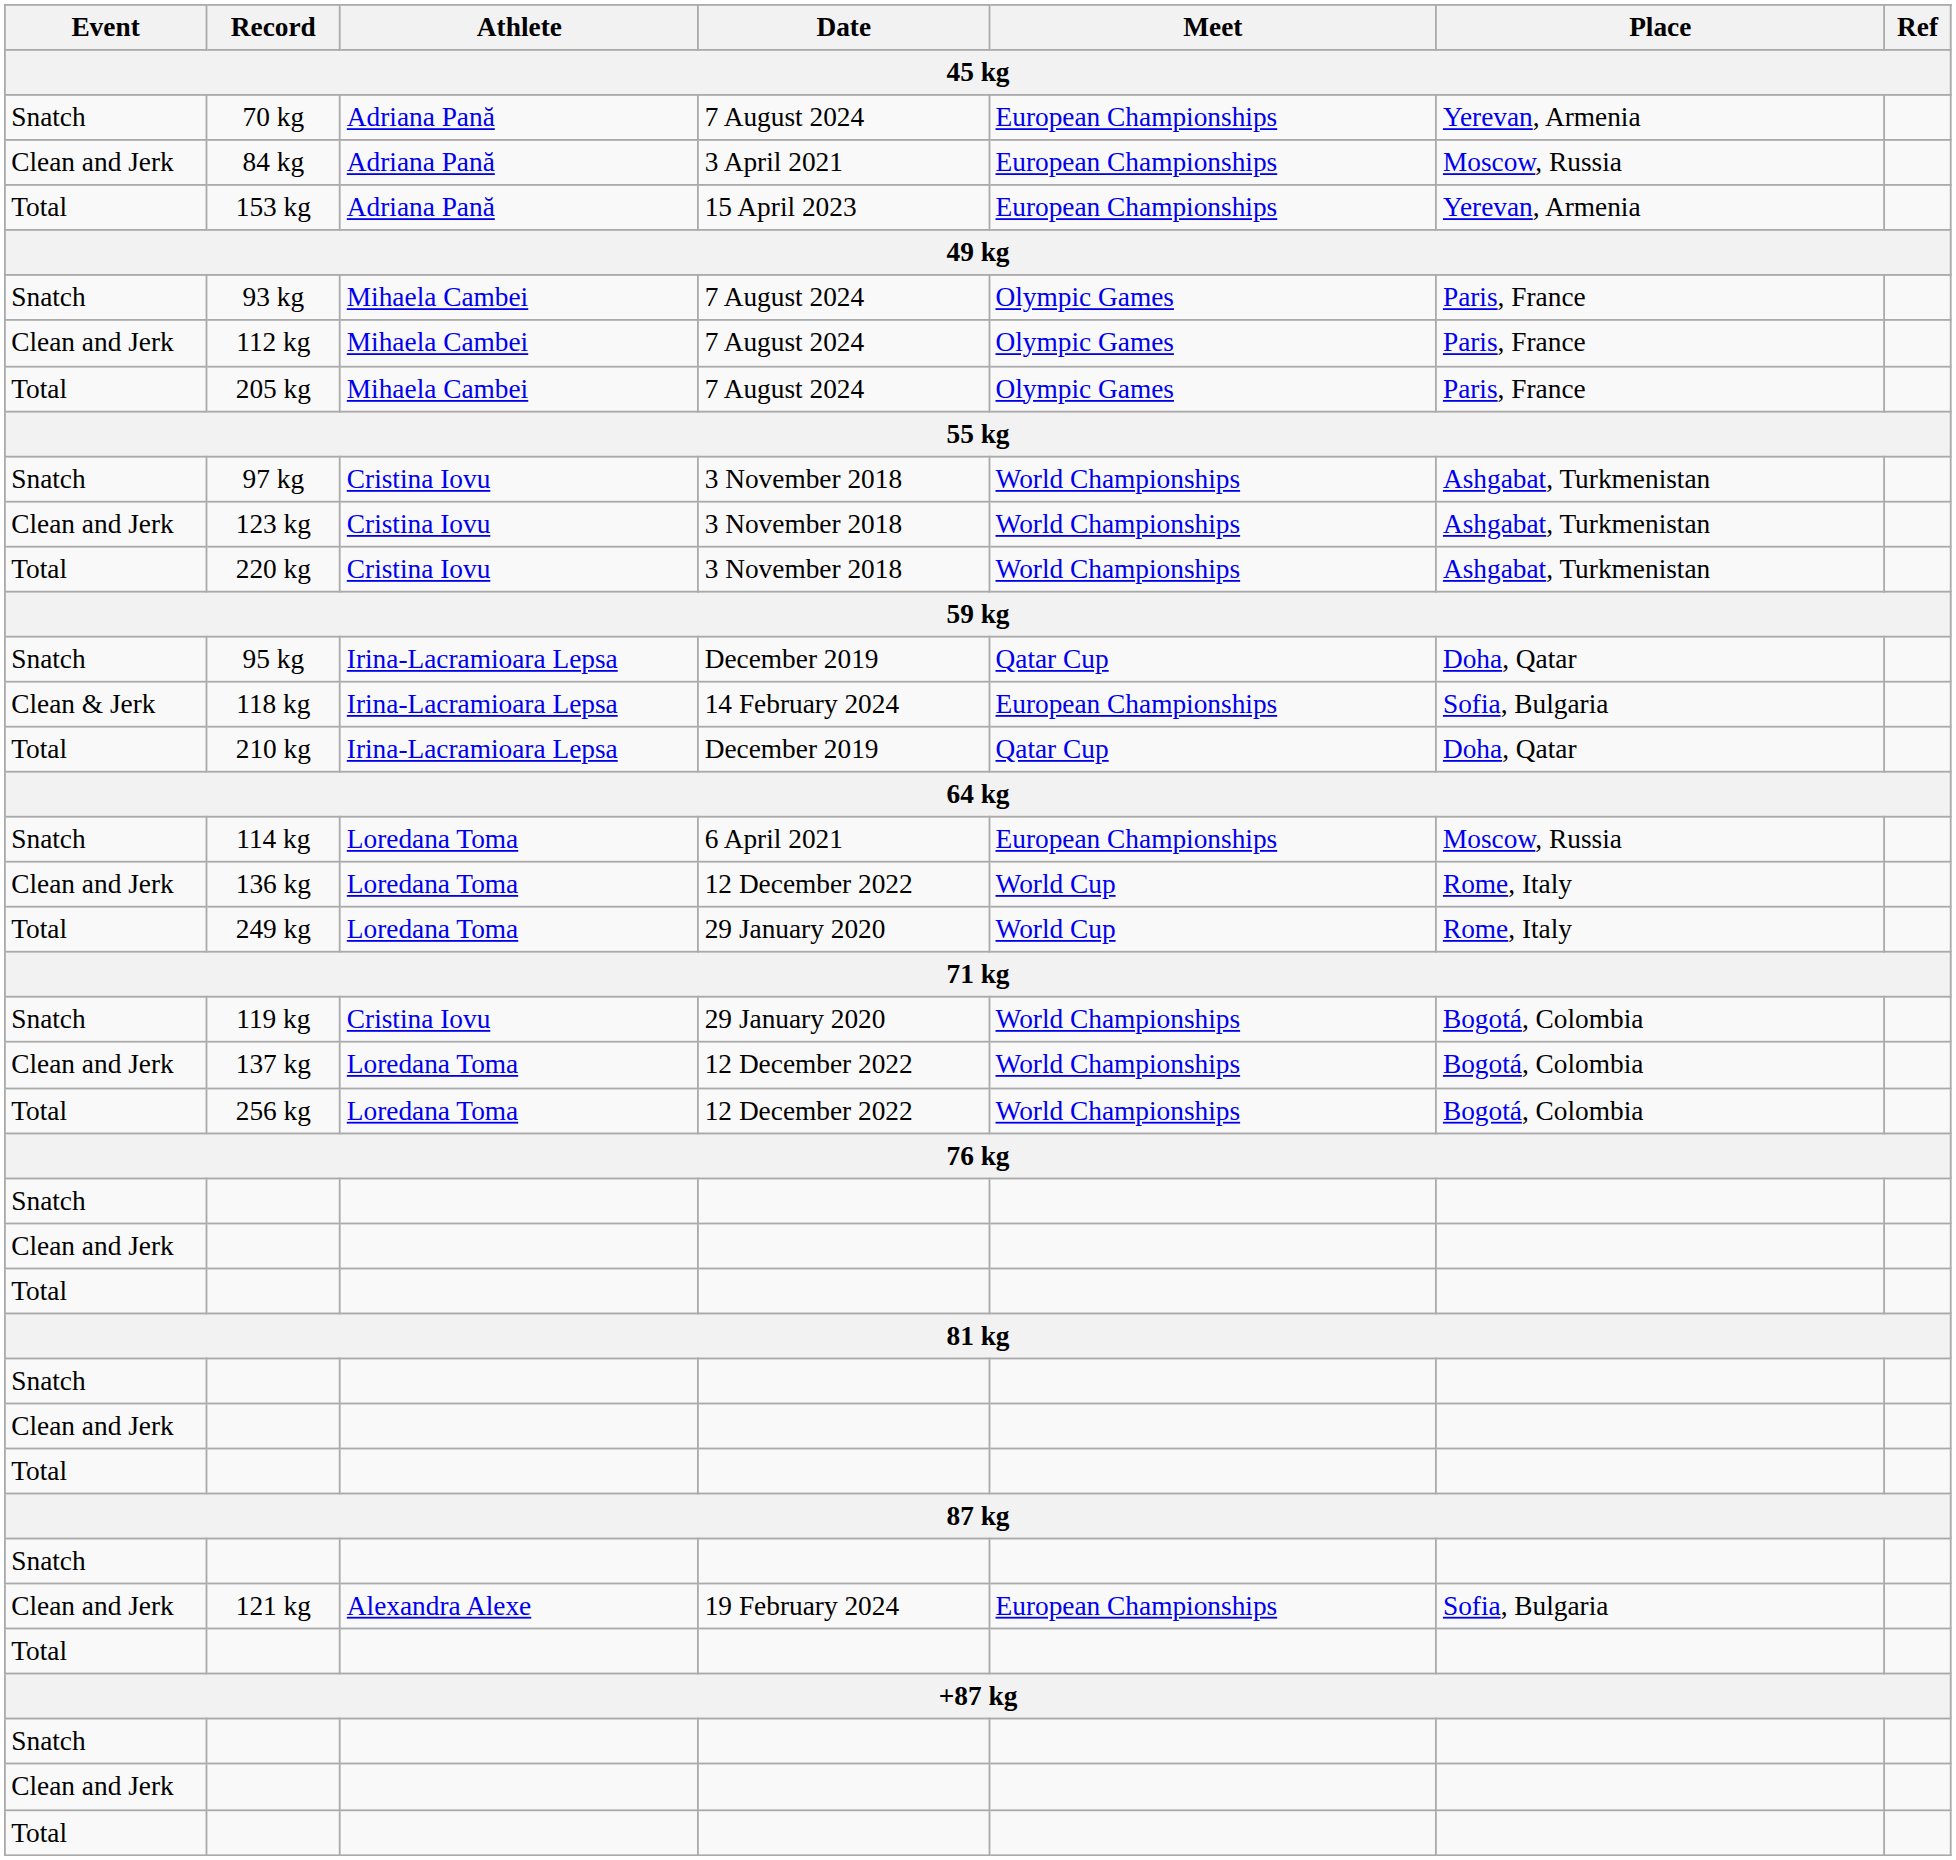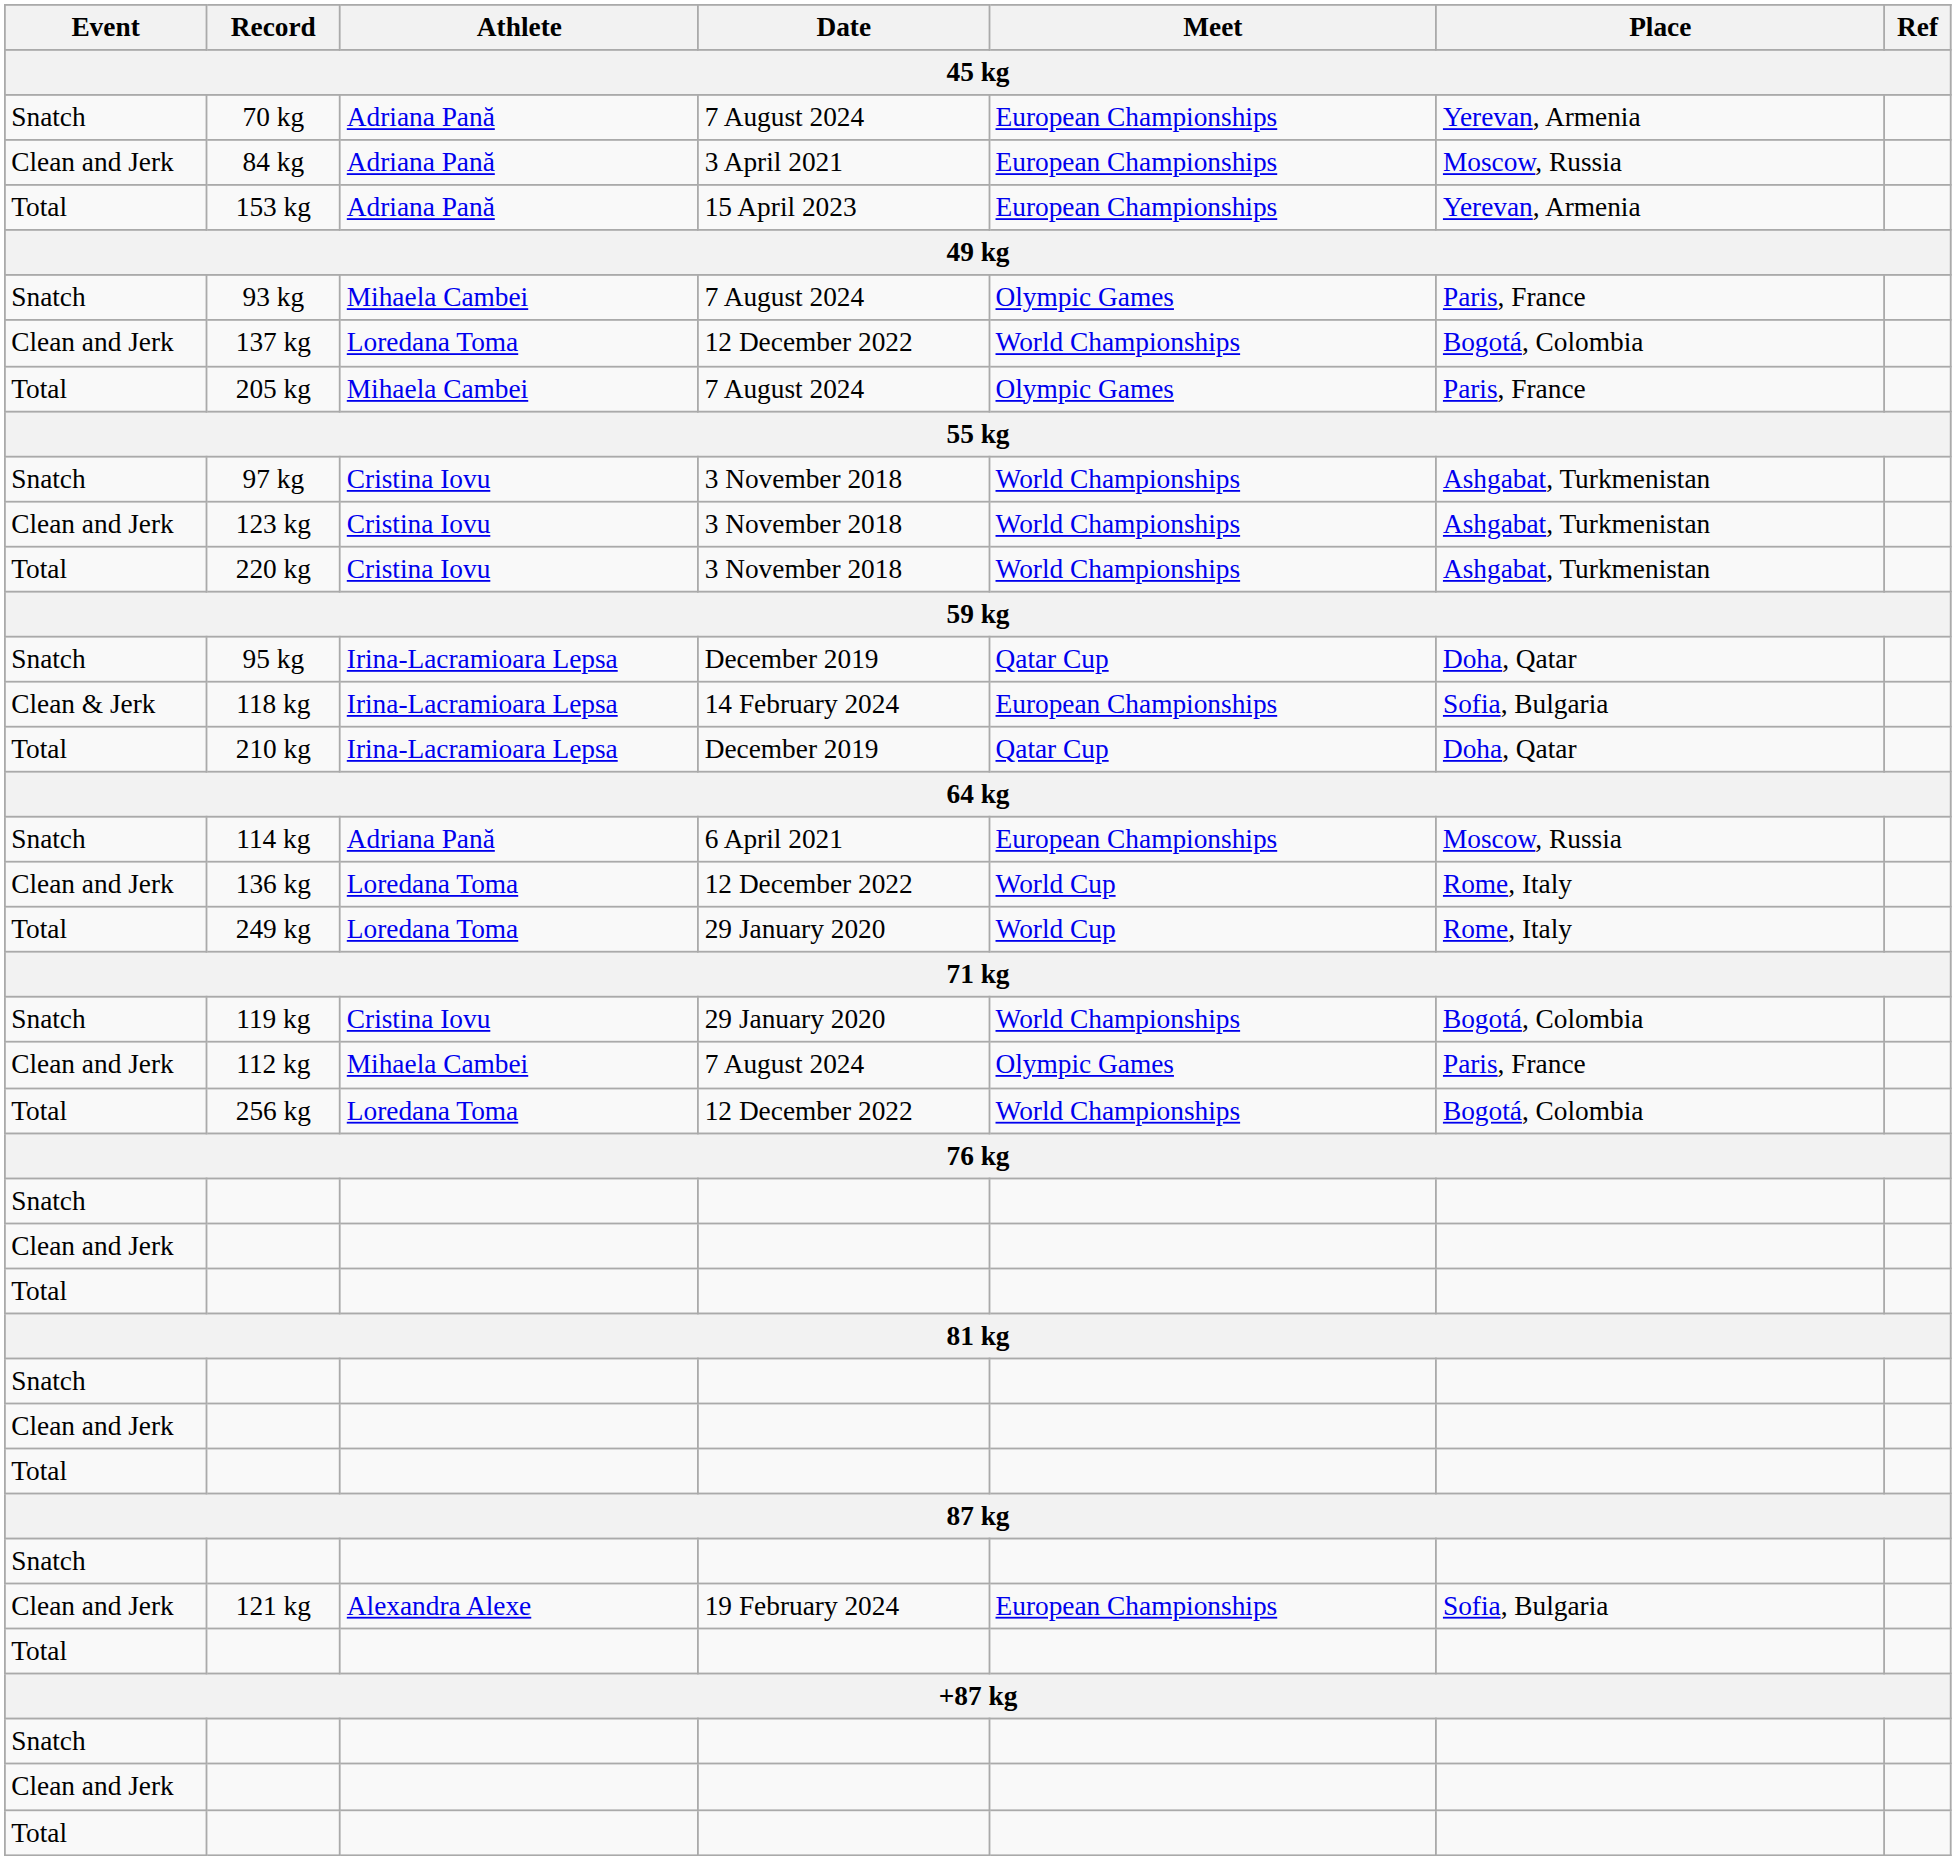rows swapped: (92, 343) <-> (92, 1064)
(432, 839) Loredana Toma -> (421, 839) Adriana Pană
